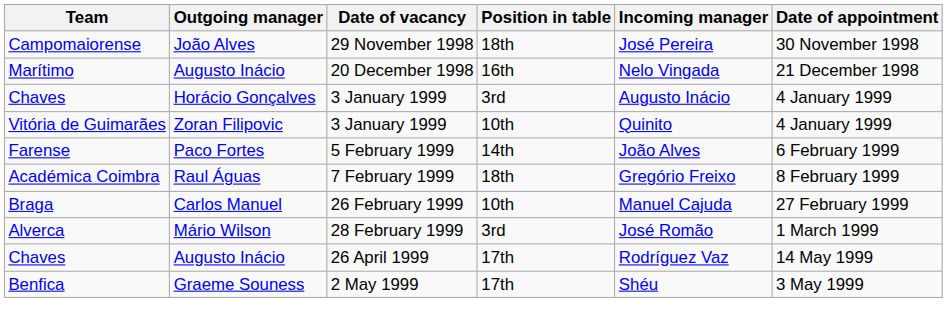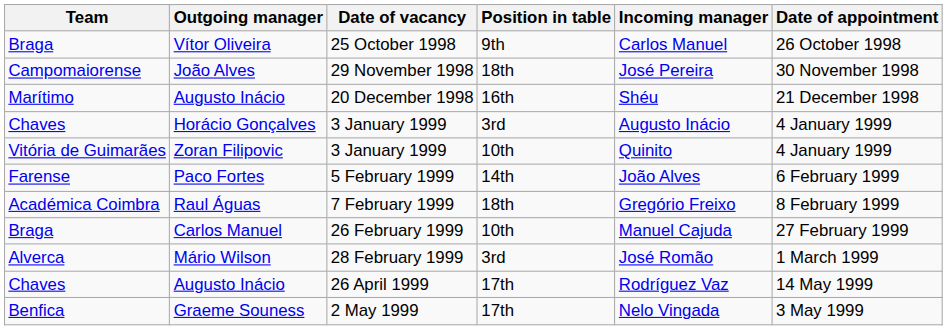+ row: (222, 44)
(669, 71) Nelo Vingada -> (638, 97) Shéu
(638, 284) Shéu -> (669, 310) Nelo Vingada
